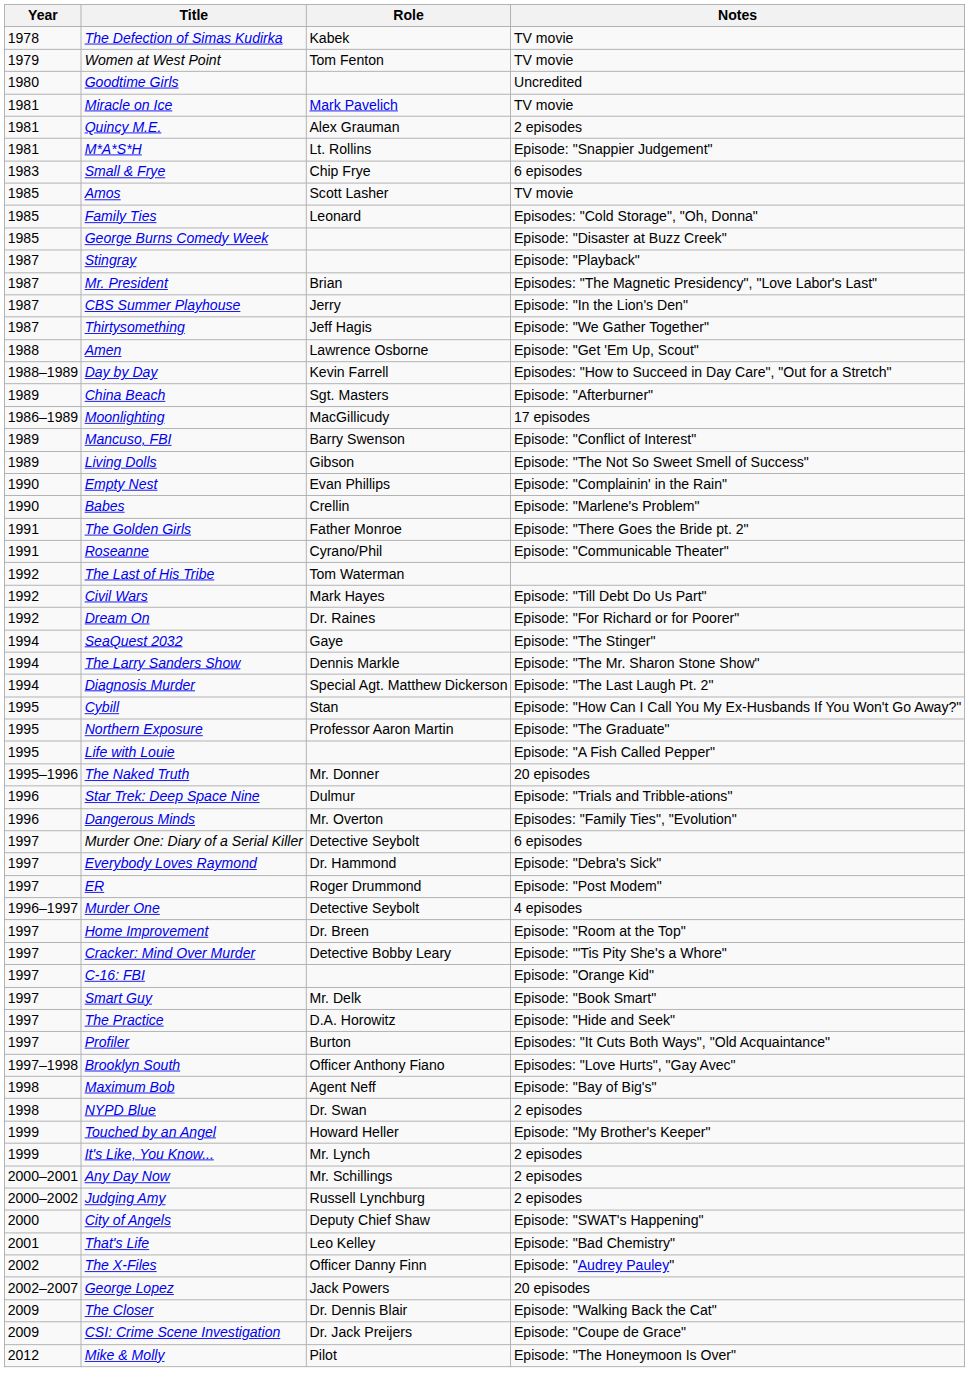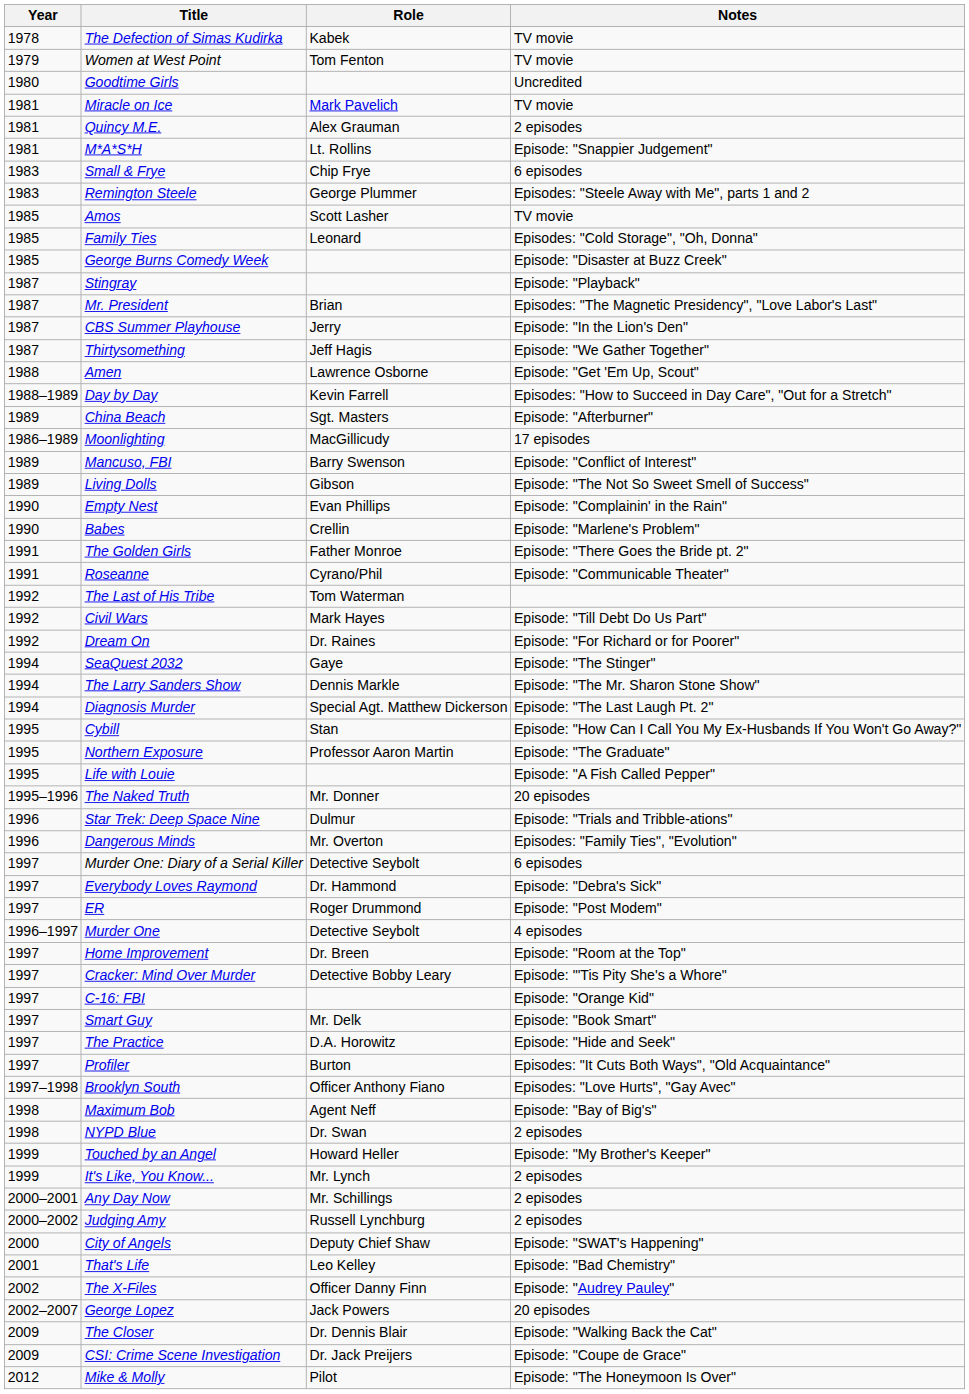+ row: (141, 194)
